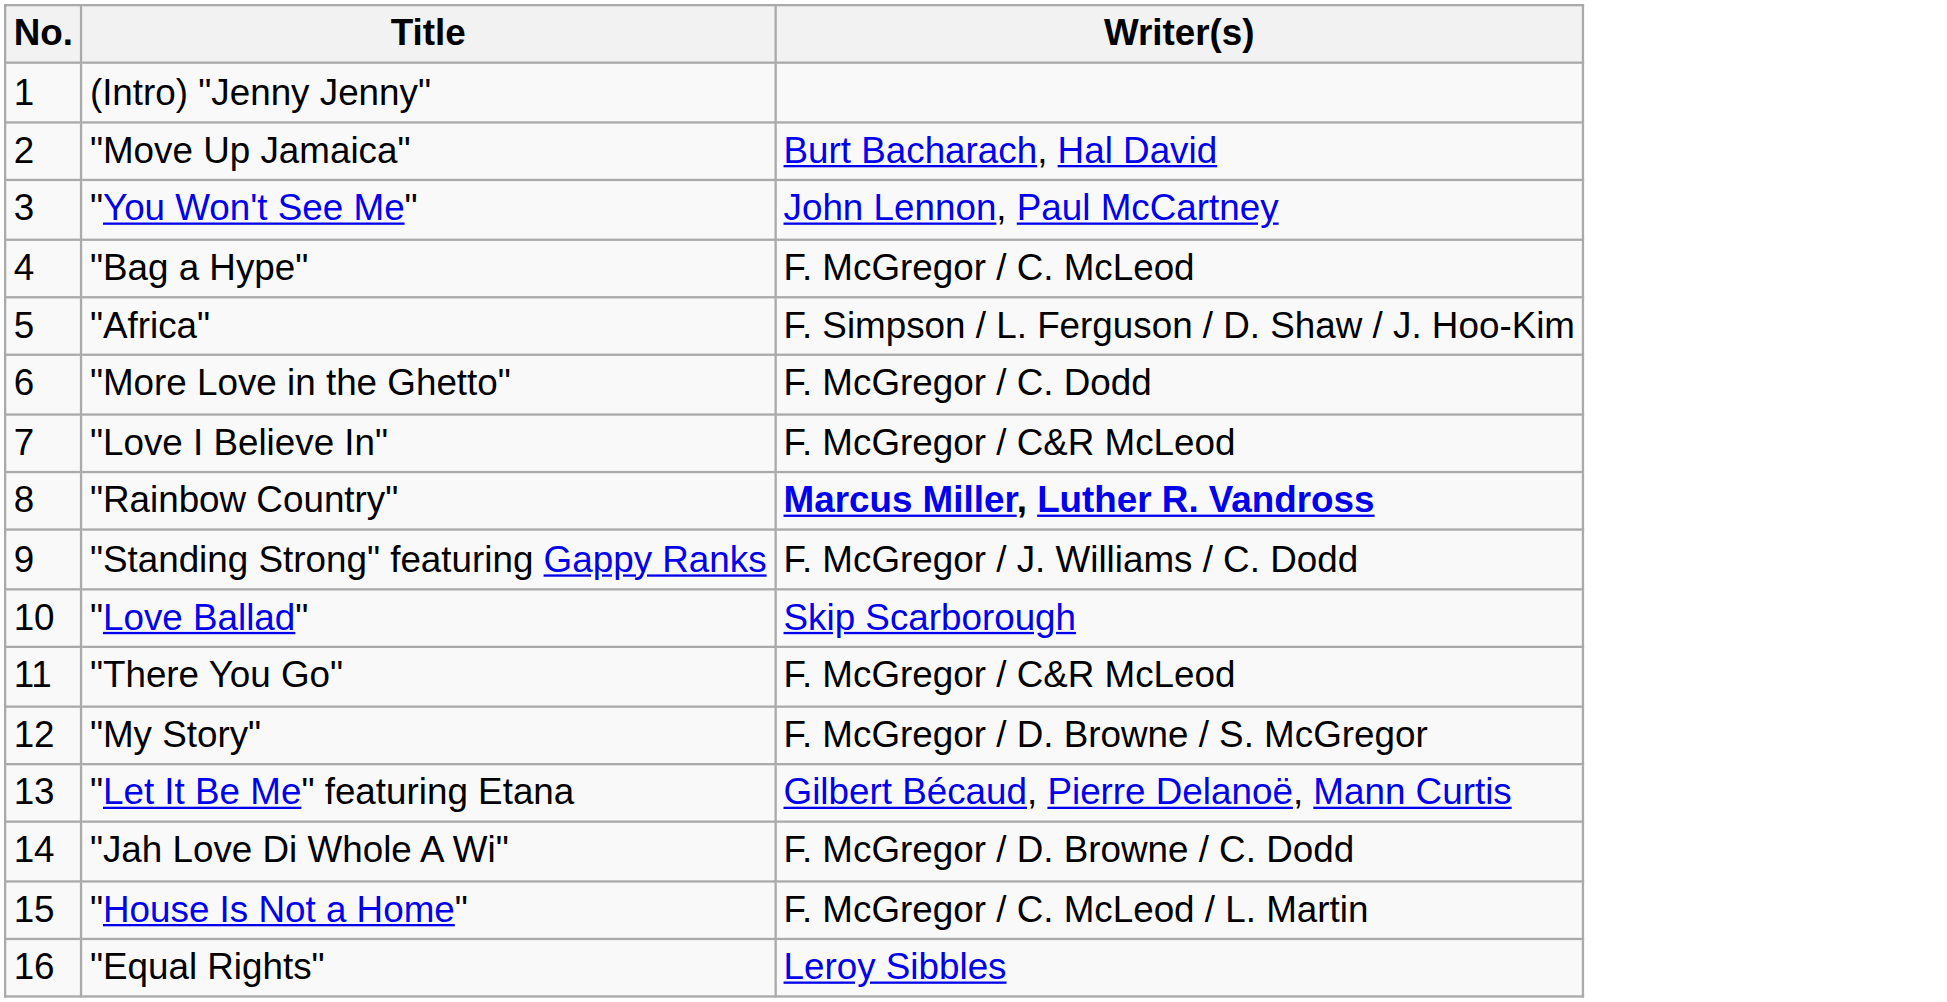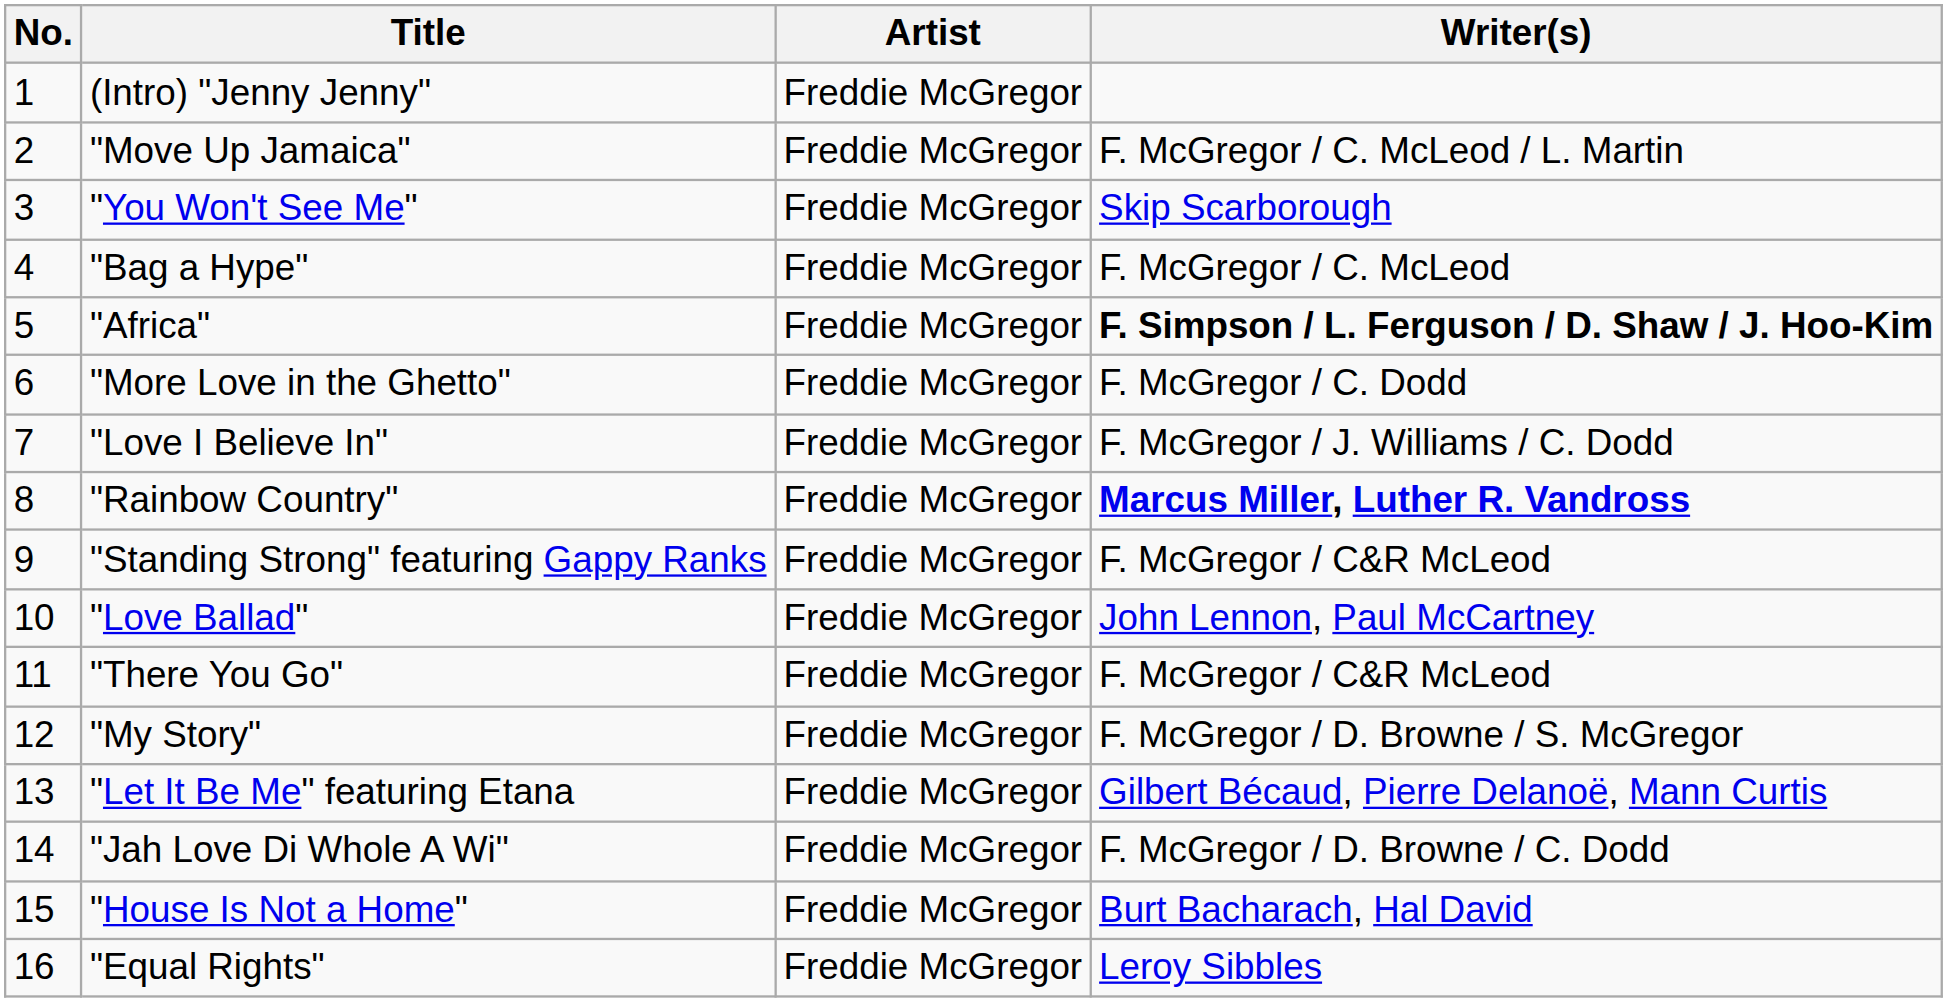+ column: (933, 33)
(1000, 150) Burt Bacharach, Hal David -> (1392, 150) F. McGregor / C. McLeod / L. Martin
(1031, 208) John Lennon, Paul McCartney -> (1245, 208) Skip Scarborough
(1179, 325) normal -> (1516, 325) bold
(1009, 442) F. McGregor / C&R McLeod -> (1386, 442) F. McGregor / J. Williams / C. Dodd
(1071, 558) F. McGregor / J. Williams / C. Dodd -> (1325, 558) F. McGregor / C&R McLeod
(930, 617) Skip Scarborough -> (1347, 617) John Lennon, Paul McCartney
(1076, 909) F. McGregor / C. McLeod / L. Martin -> (1316, 909) Burt Bacharach, Hal David
